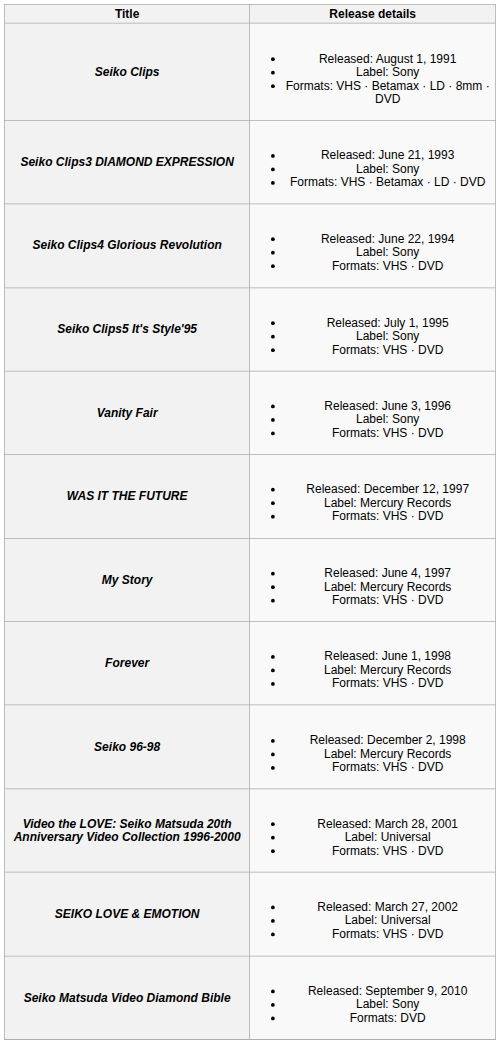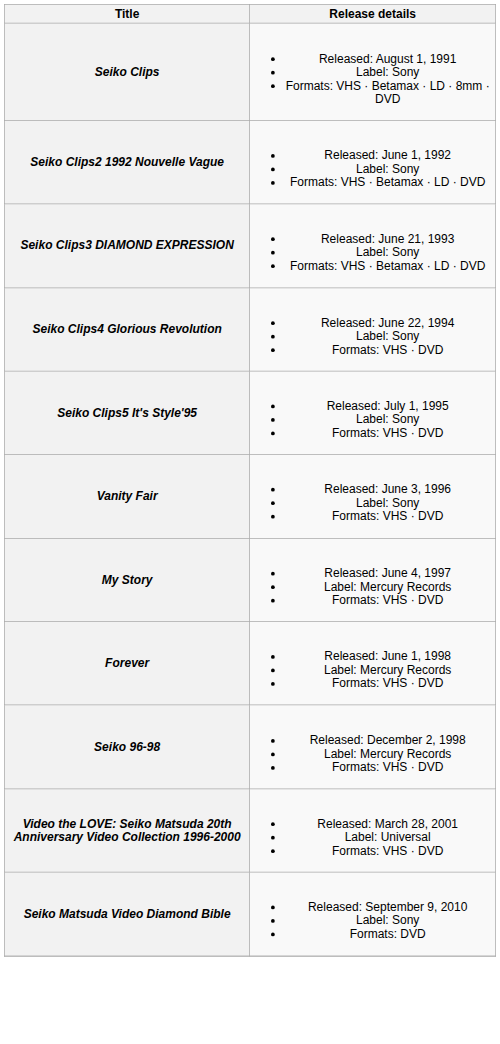+ row: (127, 162)
- row: (127, 496)
- row: (127, 914)
